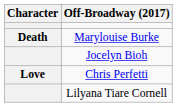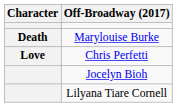rows swapped: (117, 56) <-> (117, 74)
